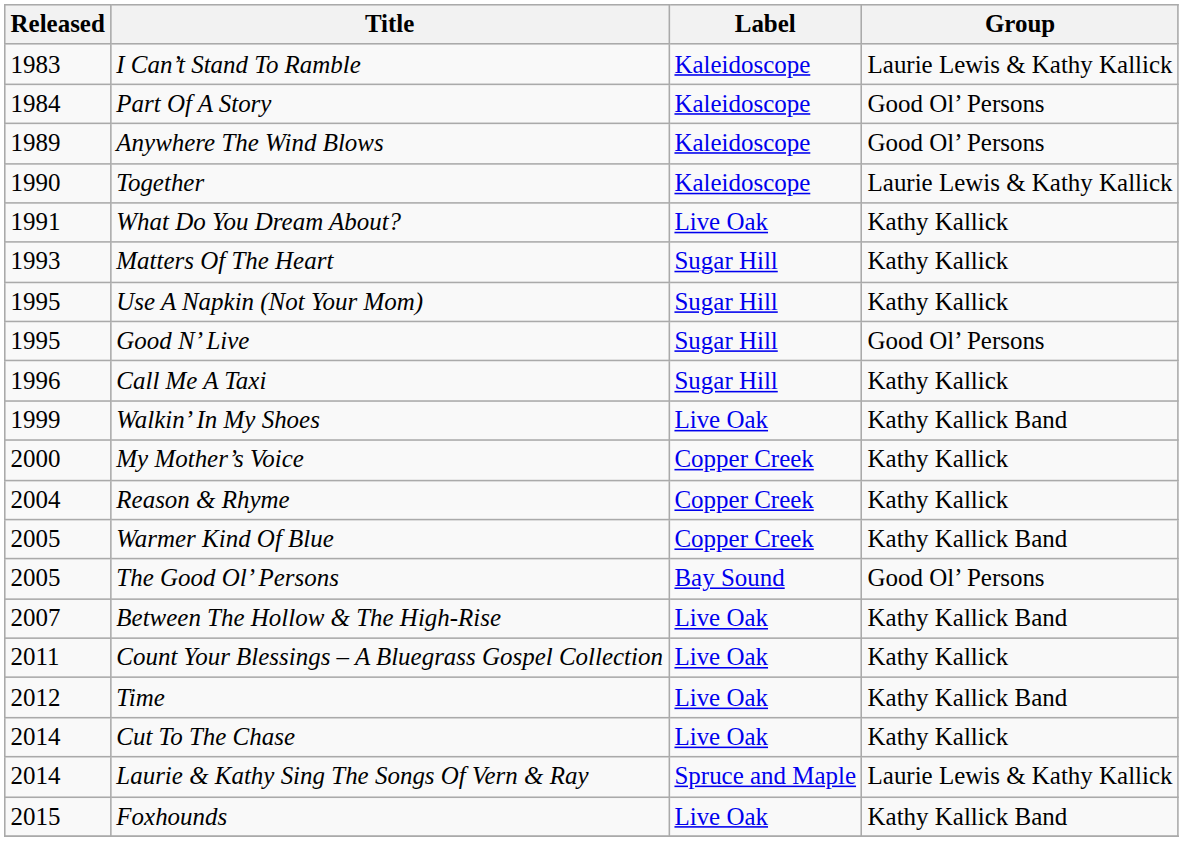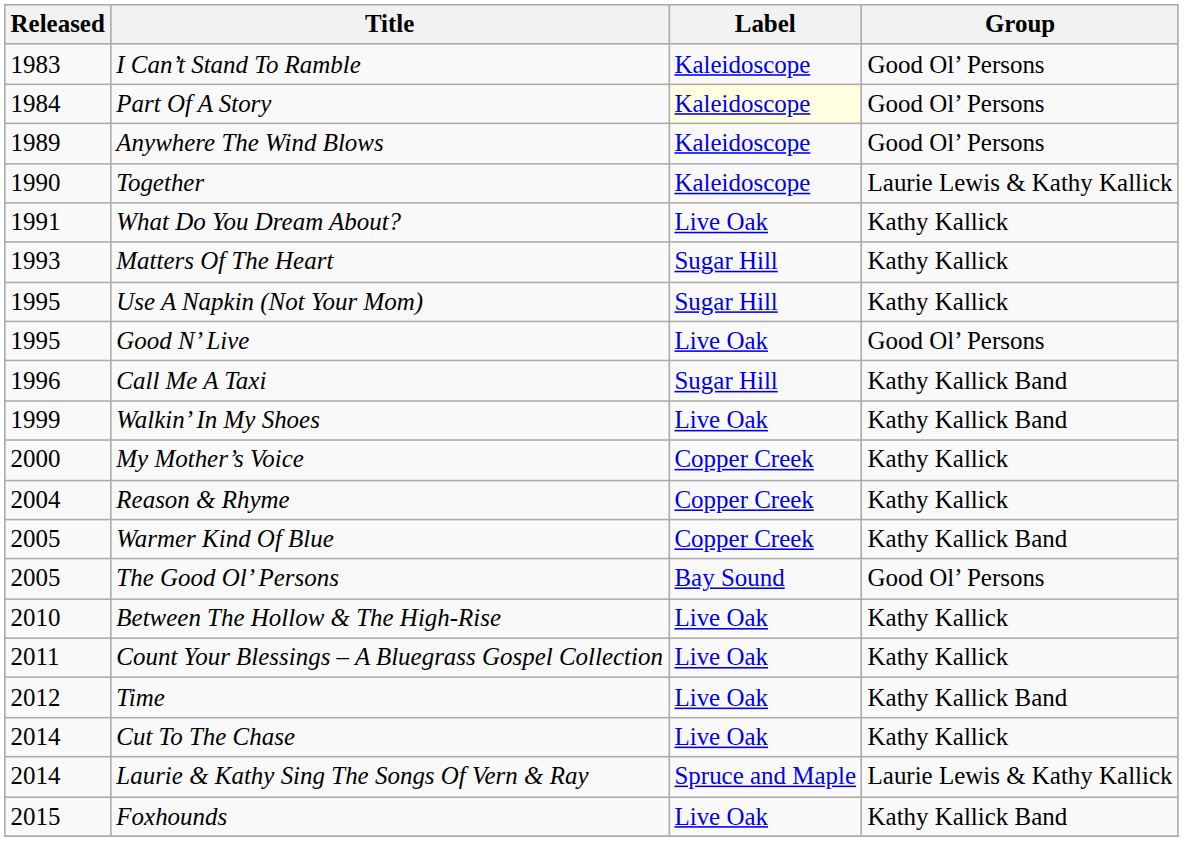(1020, 63) Laurie Lewis & Kathy Kallick -> (956, 63) Good Ol’ Persons
(742, 103) no background -> (742, 103) lightyellow background
(726, 340) Sugar Hill -> (721, 340) Live Oak
(938, 380) Kathy Kallick -> (967, 380) Kathy Kallick Band
(35, 618) 2007 -> (35, 618) 2010
(967, 618) Kathy Kallick Band -> (938, 618) Kathy Kallick
